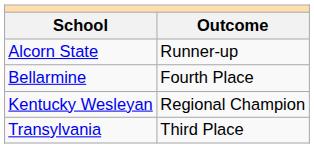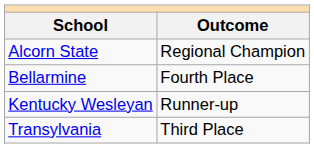(199, 51) Runner-up -> (233, 51) Regional Champion
(233, 104) Regional Champion -> (199, 104) Runner-up
